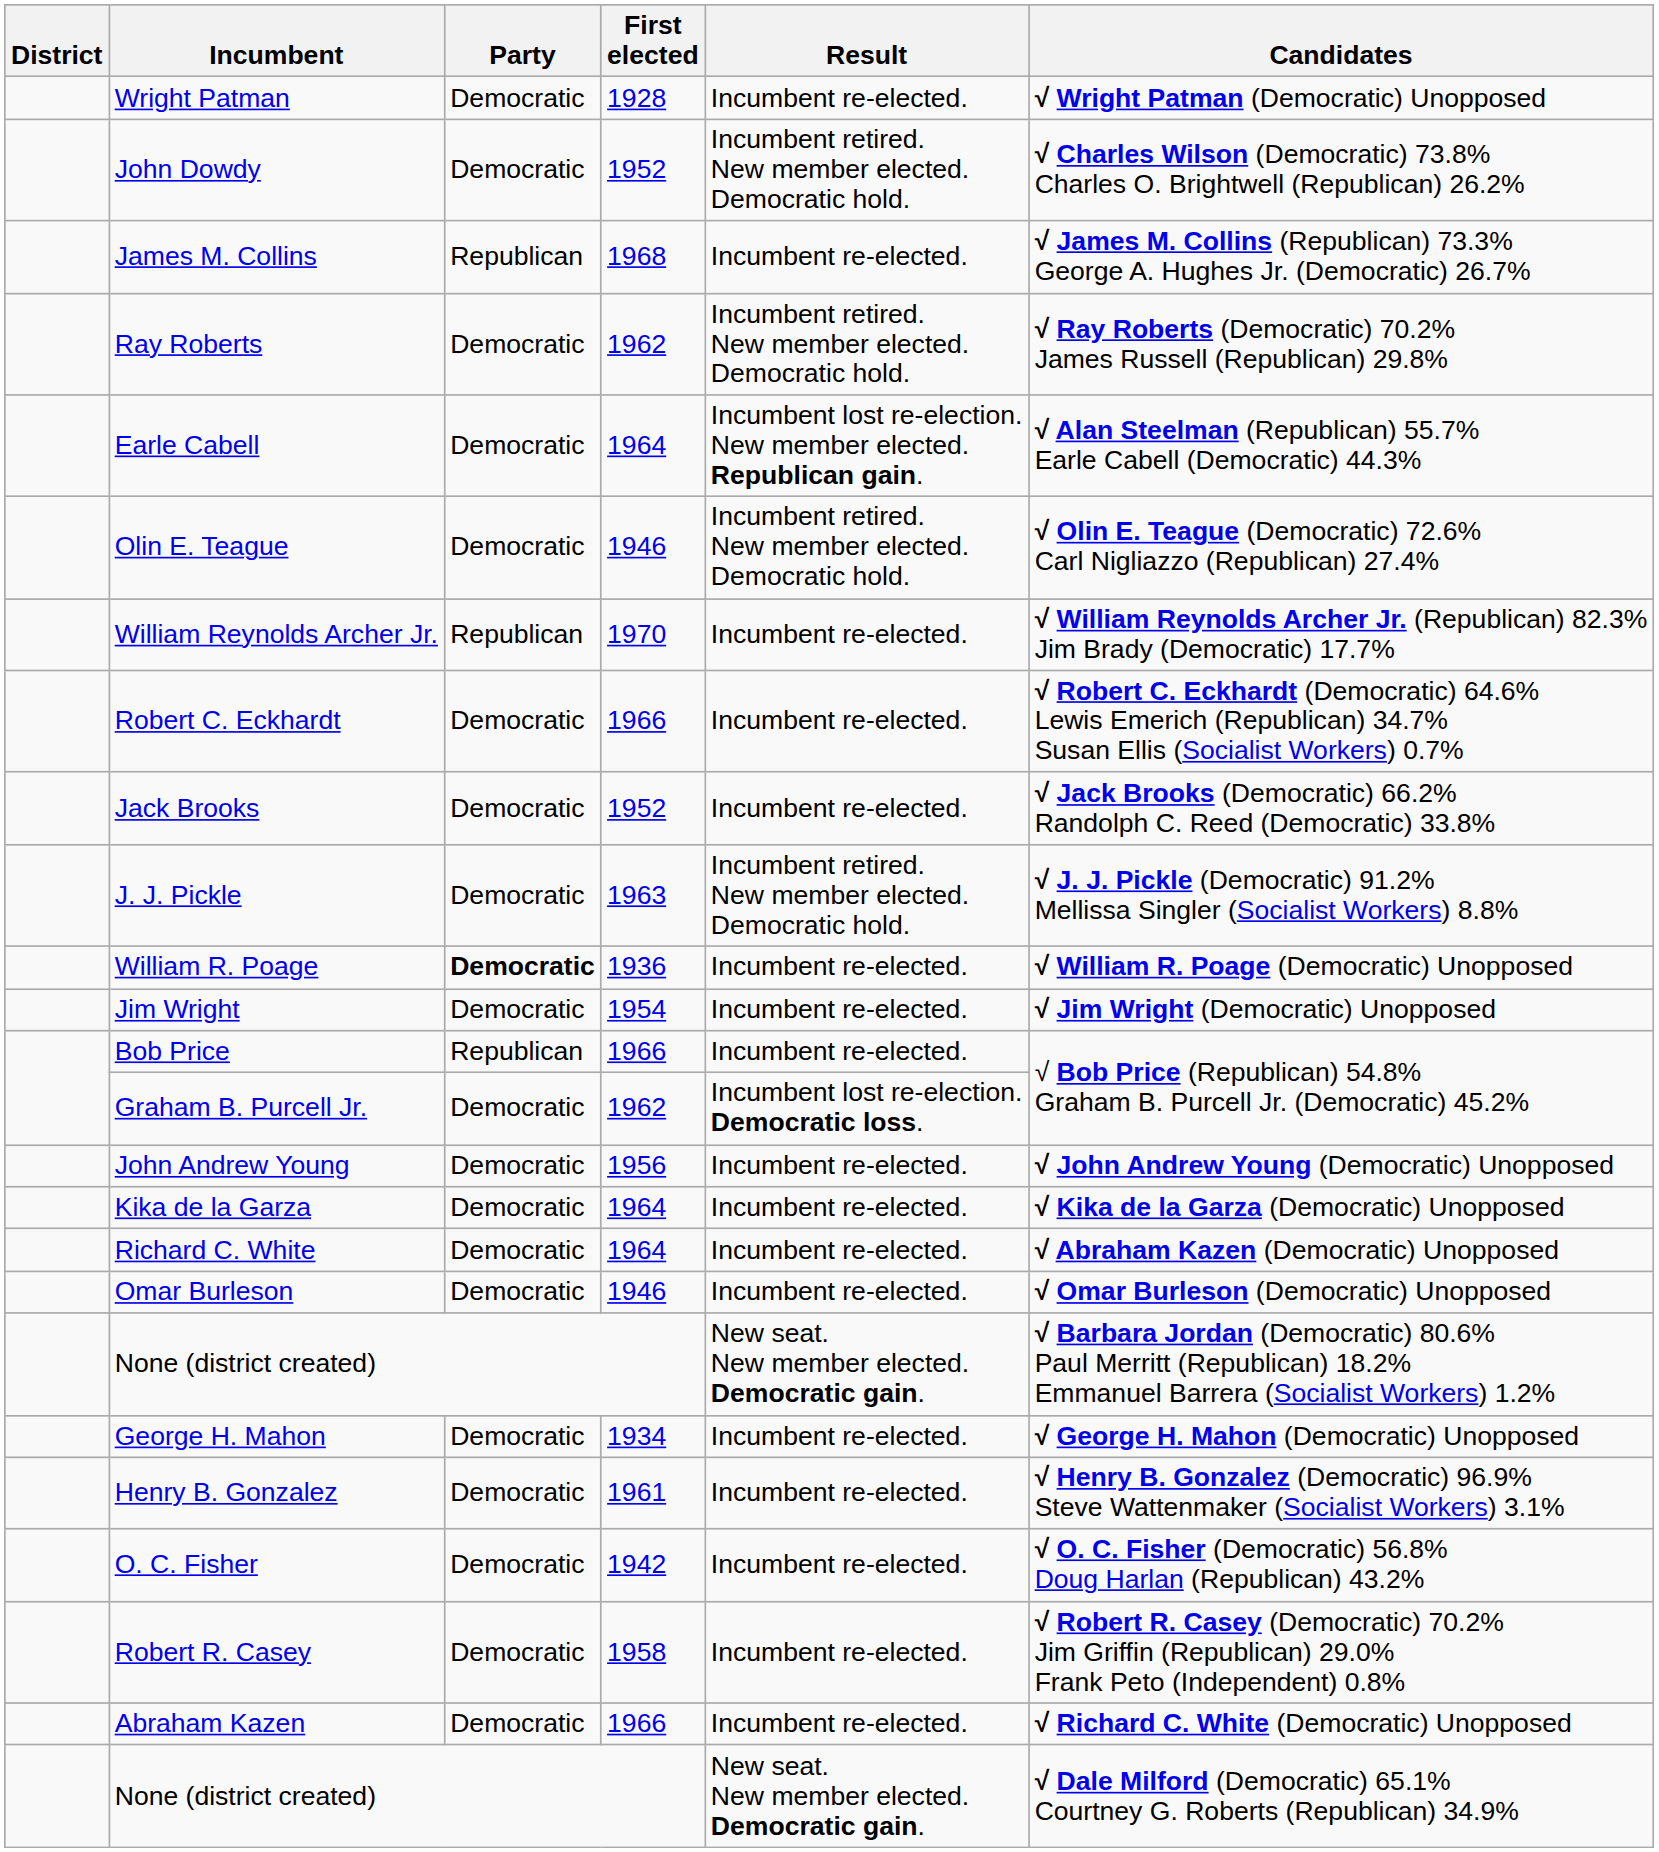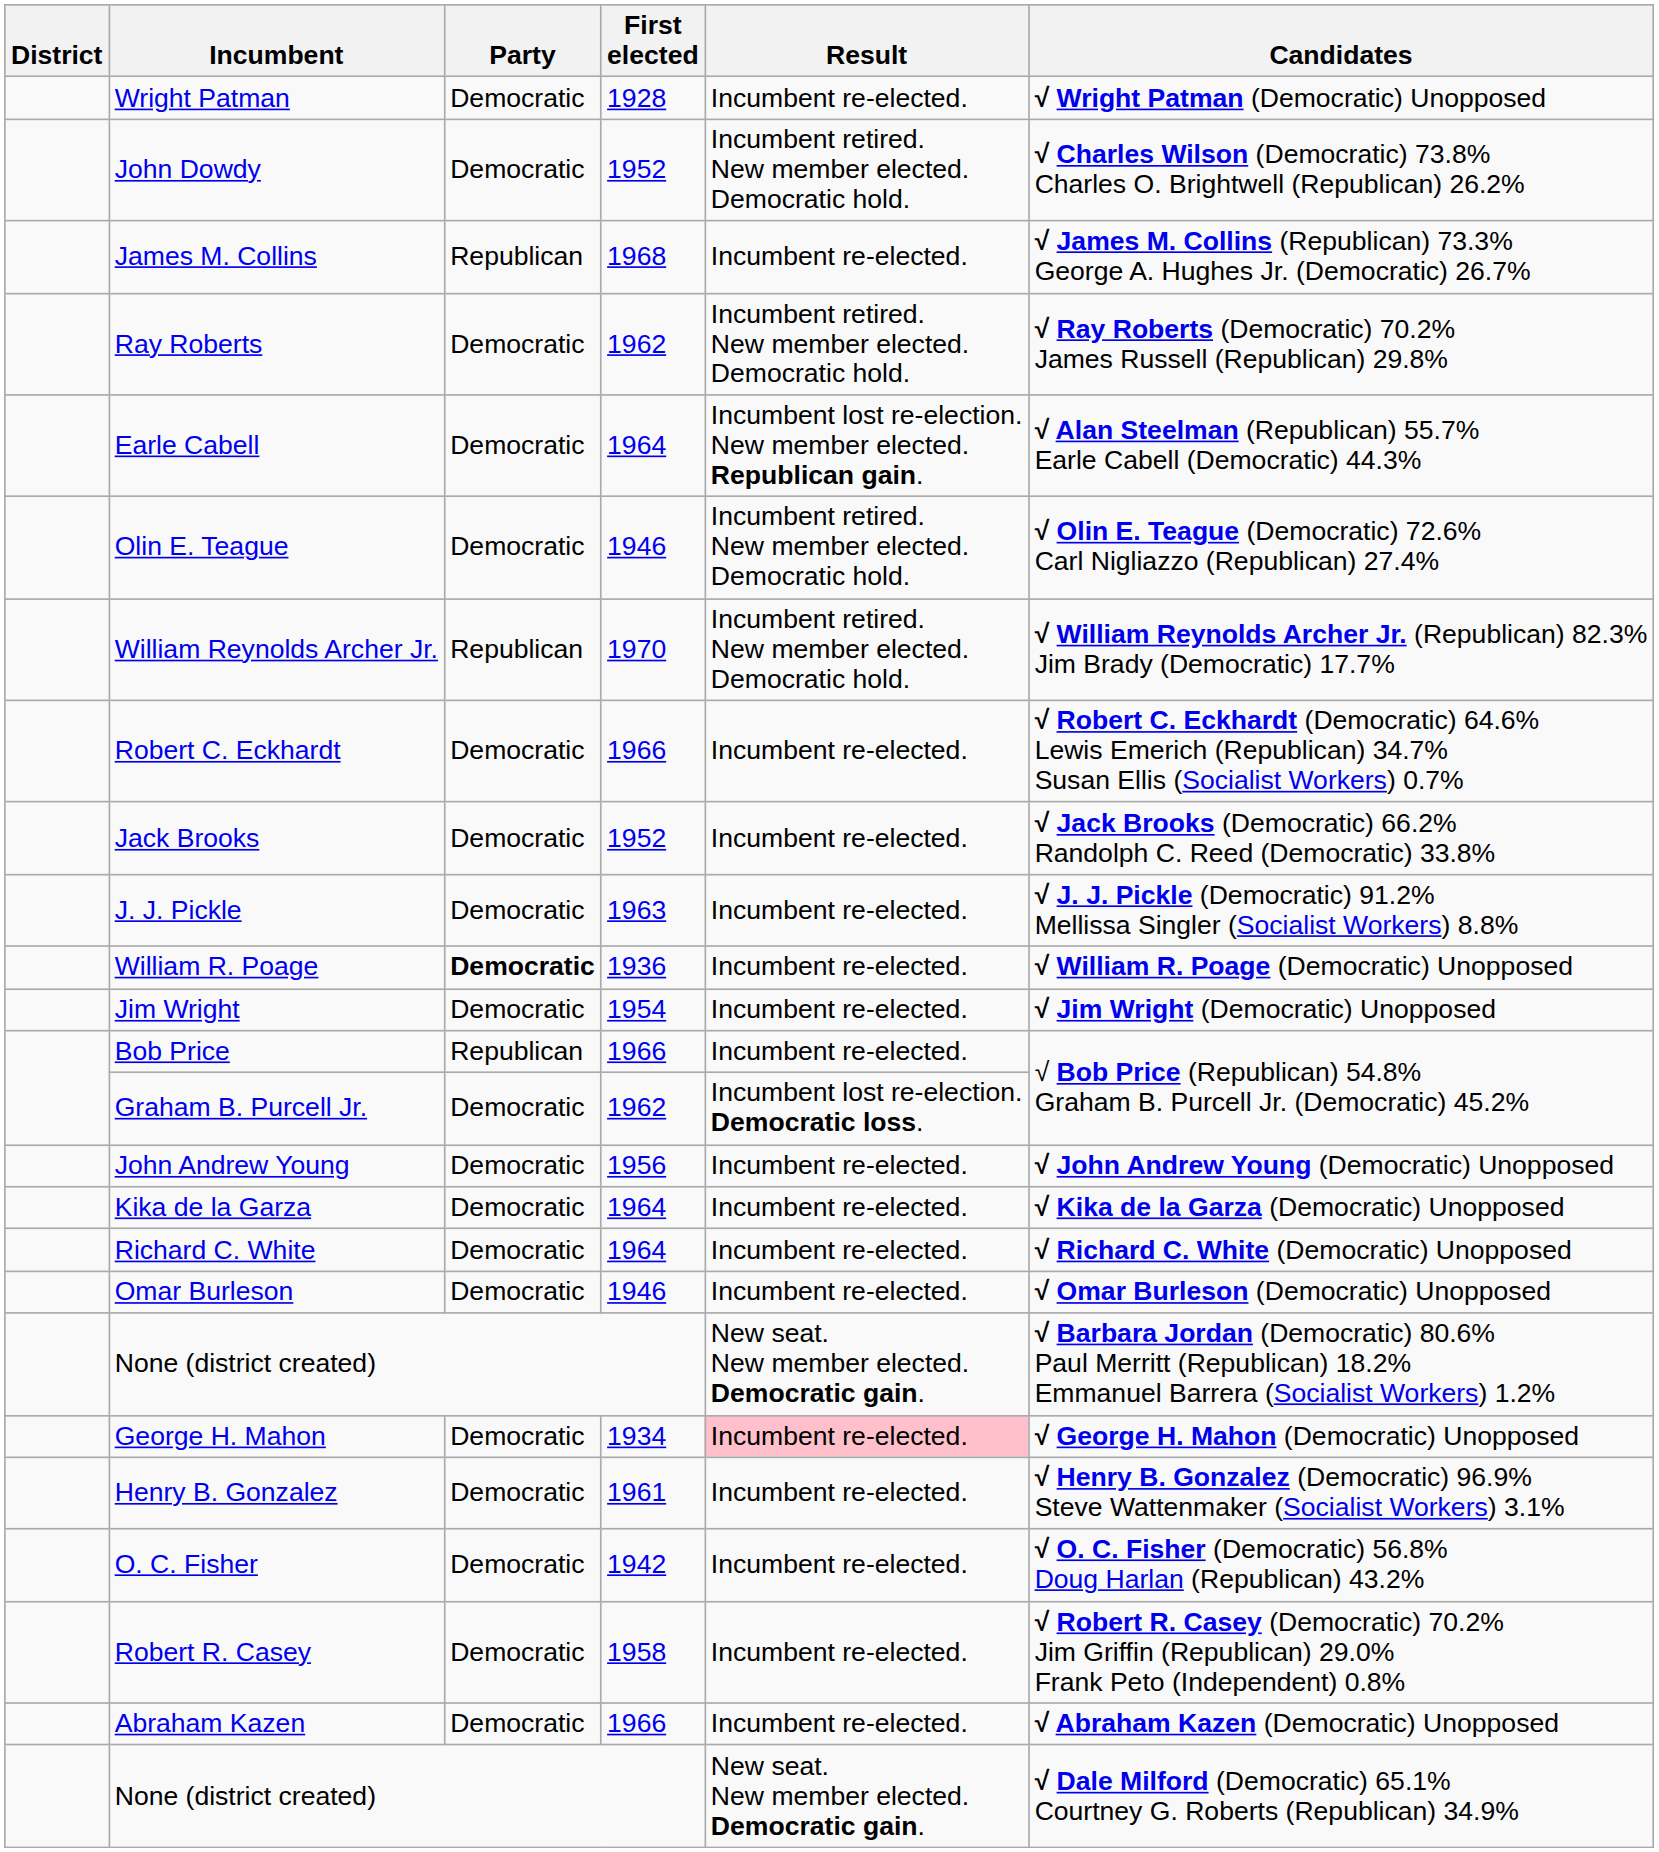(839, 634) Incumbent re-elected. -> (840, 649) Incumbent retired. New member elected. Democratic hold.
(840, 894) Incumbent retired. New member elected. Democratic hold. -> (839, 909) Incumbent re-elected.
(1297, 1249) √ Abraham Kazen (Democratic) Unopposed -> (1303, 1249) √ Richard C. White (Democratic) Unopposed
(839, 1435) no background -> (839, 1435) pink background
(1303, 1723) √ Richard C. White (Democratic) Unopposed -> (1297, 1723) √ Abraham Kazen (Democratic) Unopposed
